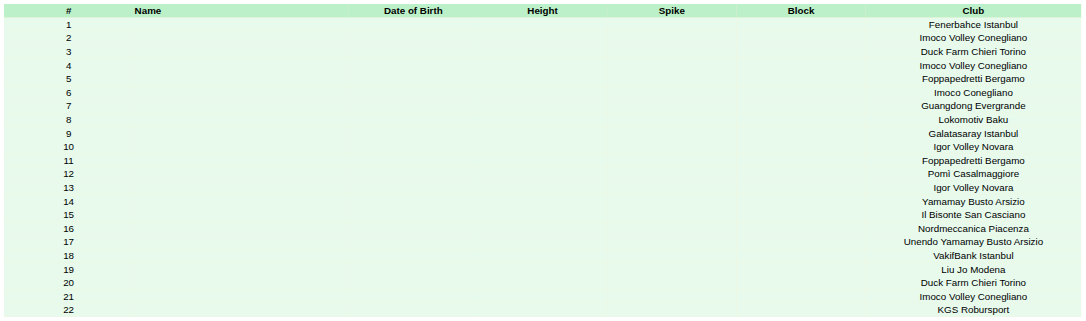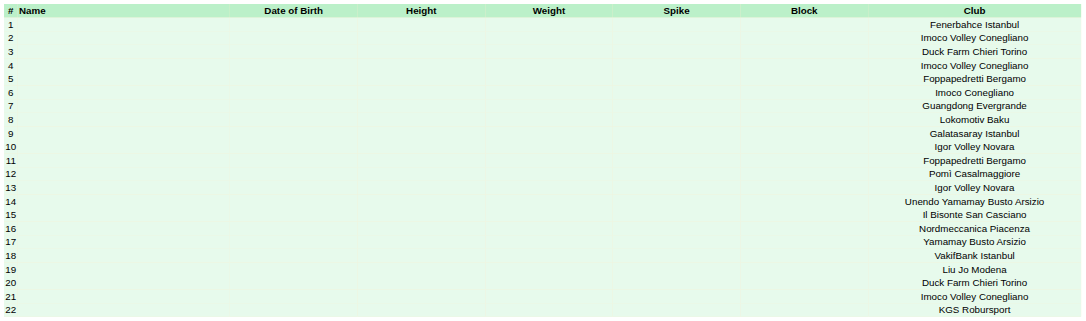+ column: (549, 11)
(973, 201) Yamamay Busto Arsizio -> (975, 201) Unendo Yamamay Busto Arsizio
(973, 242) Unendo Yamamay Busto Arsizio -> (975, 242) Yamamay Busto Arsizio
